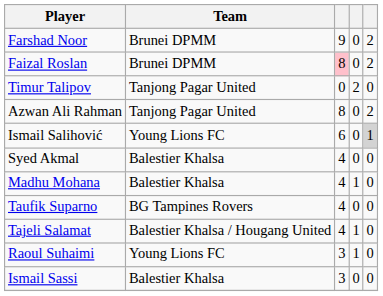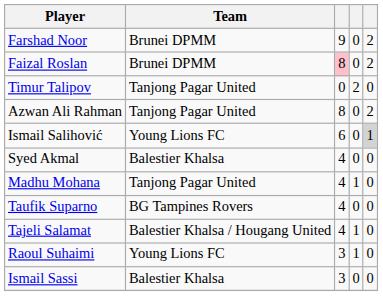(177, 183) Balestier Khalsa -> (192, 183) Tanjong Pagar United
